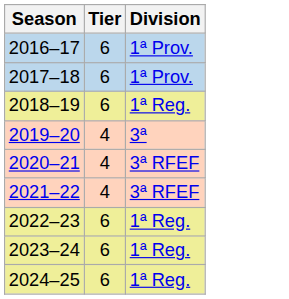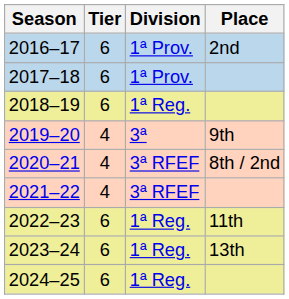+ column: (245, 18)
